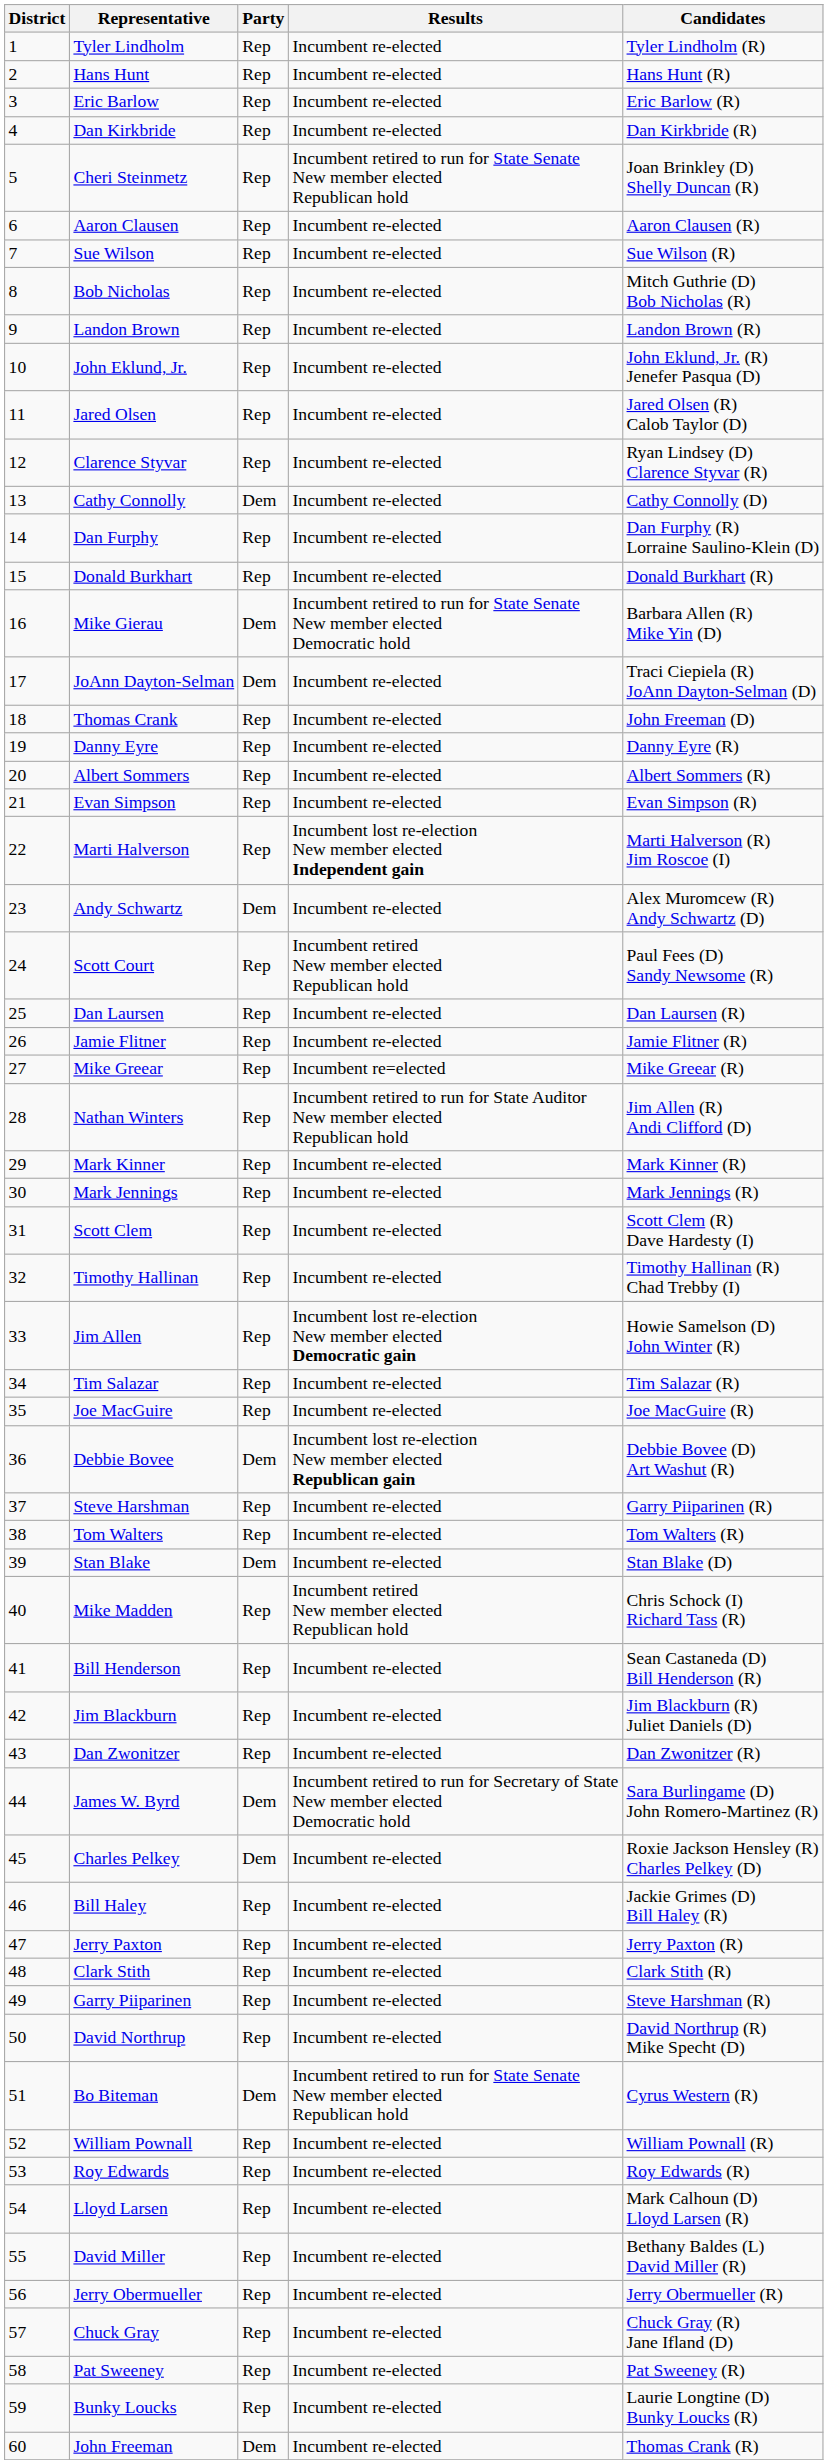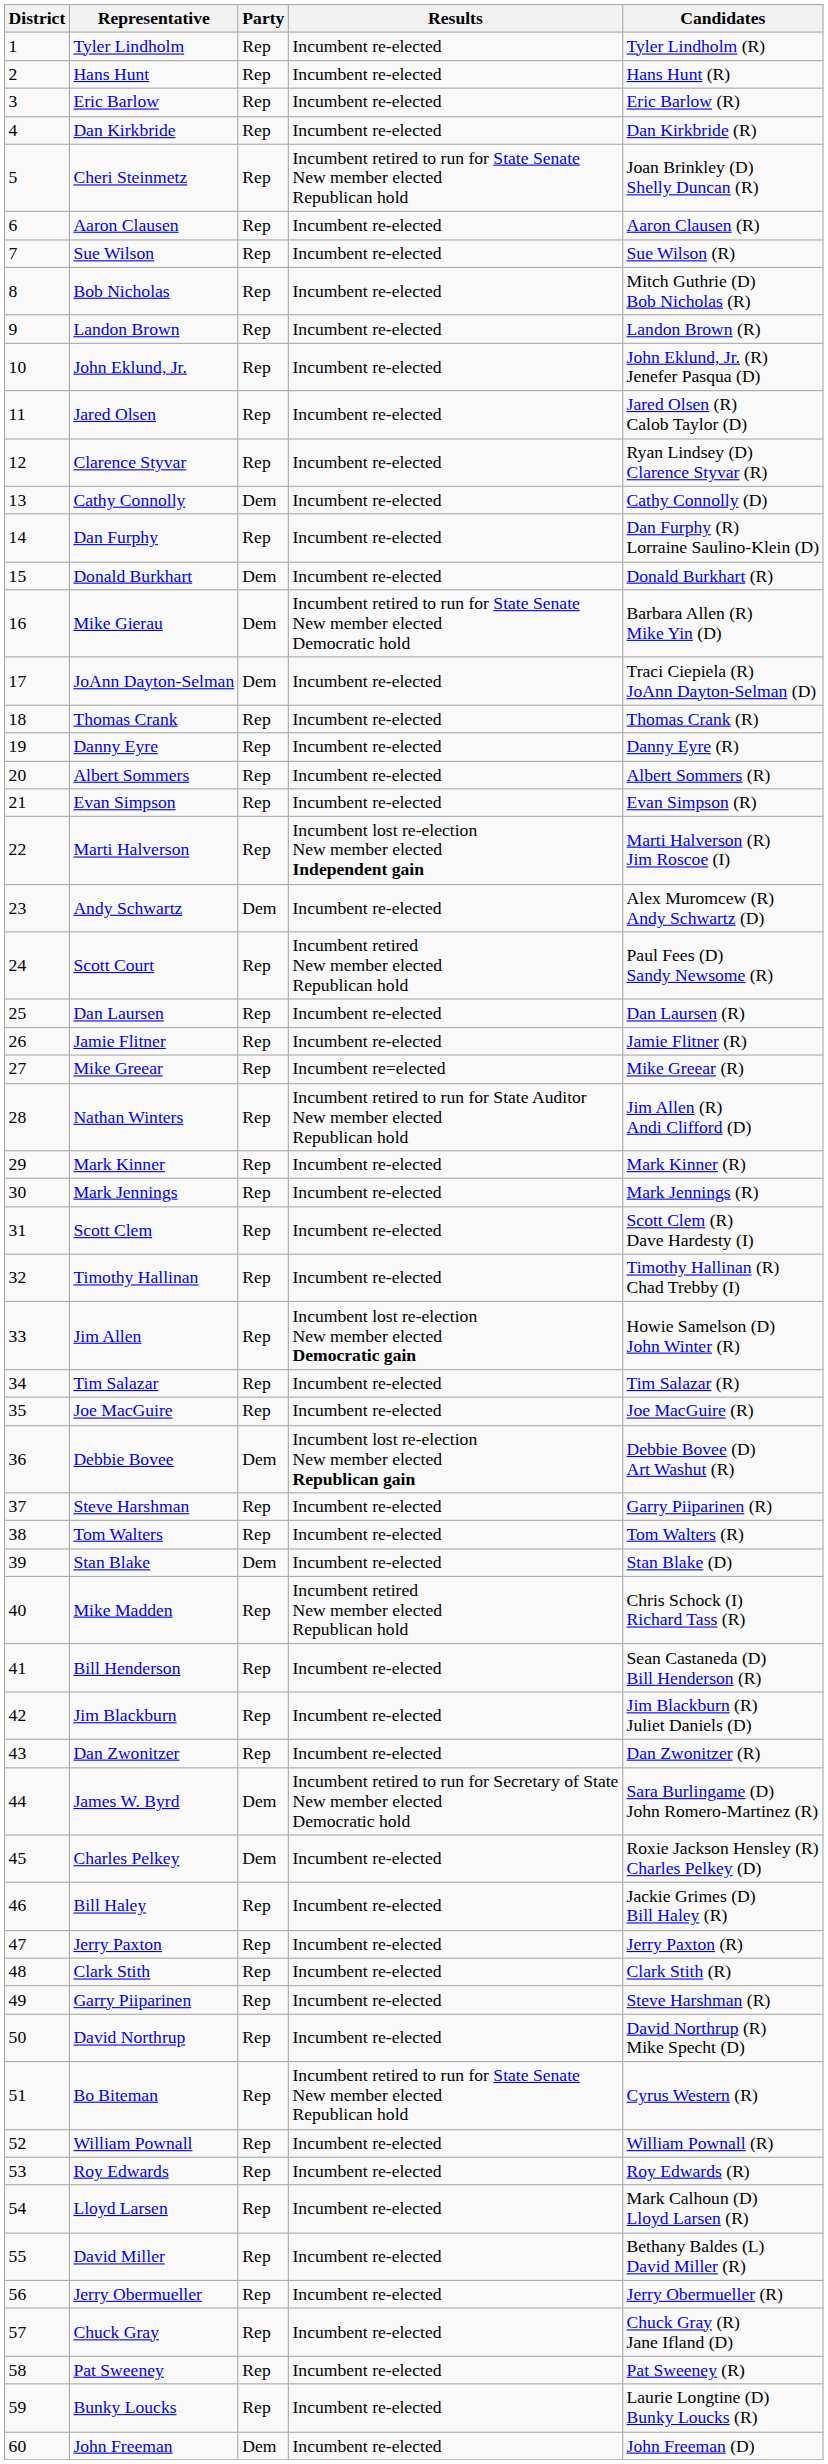(257, 575) Rep -> (259, 575) Dem
(691, 718) John Freeman (D) -> (693, 718) Thomas Crank (R)
(259, 2095) Dem -> (257, 2095) Rep
(693, 2445) Thomas Crank (R) -> (691, 2445) John Freeman (D)
